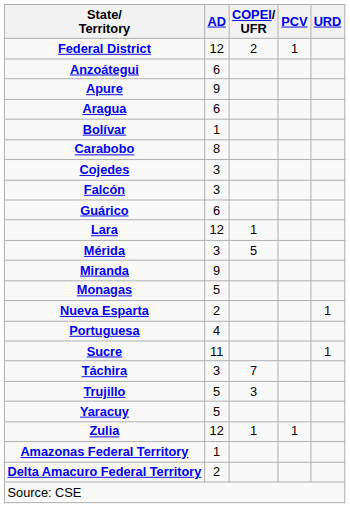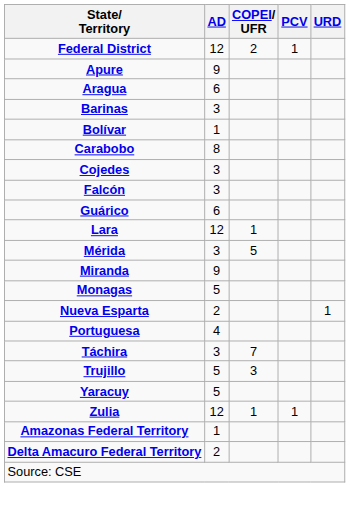- row: (104, 69)
+ row: (104, 109)
- row: (104, 351)
